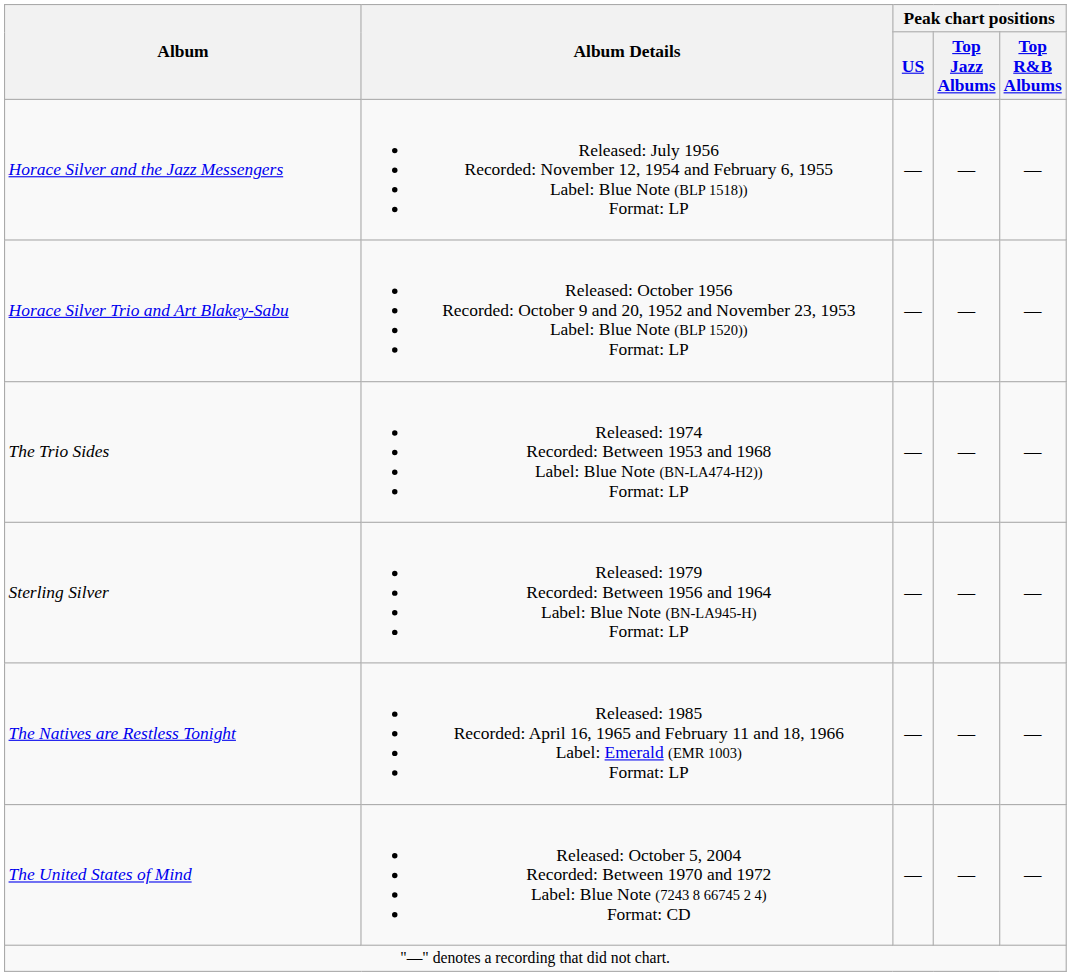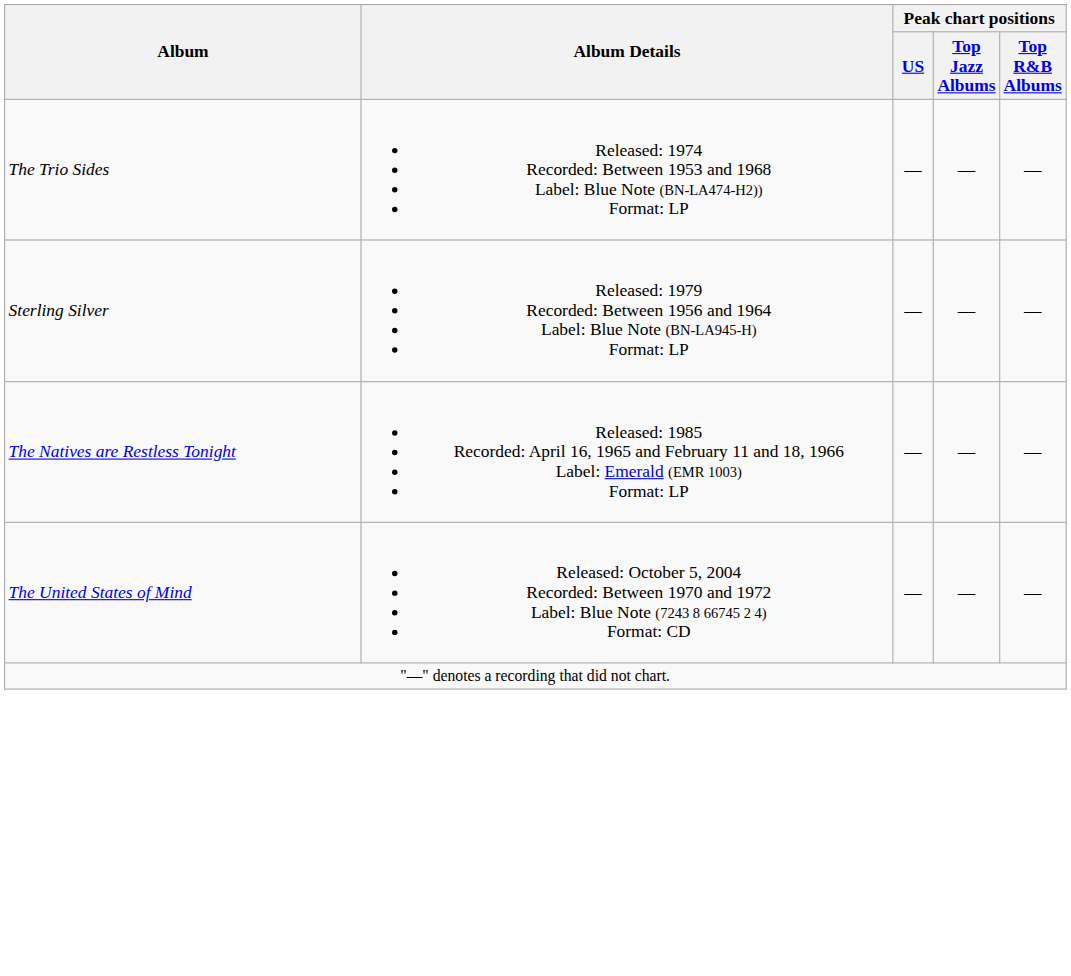- row: (146, 169)
- row: (149, 310)
